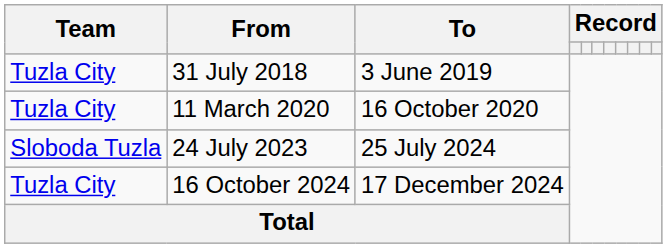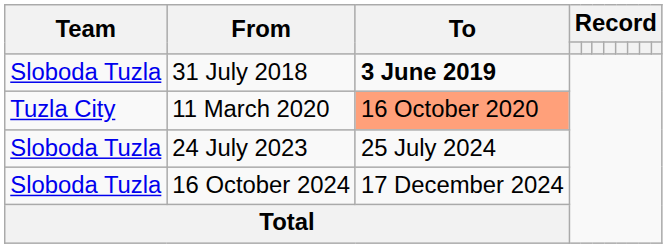(63, 72) Tuzla City -> (86, 72) Sloboda Tuzla
(427, 72) normal -> (429, 72) bold
(450, 110) no background -> (450, 110) lightsalmon background
(63, 185) Tuzla City -> (86, 185) Sloboda Tuzla
